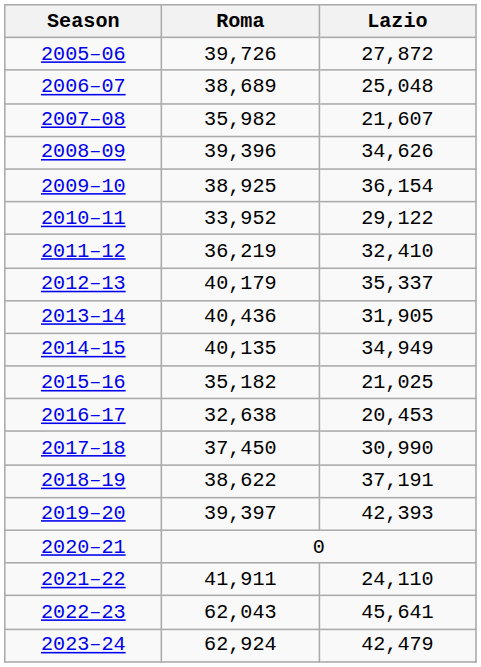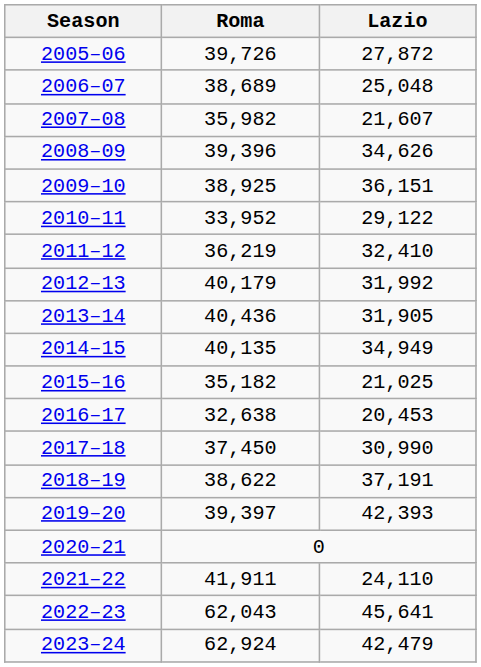(397, 185) 36,154 -> (397, 185) 36,151
(397, 284) 35,337 -> (397, 284) 31,992
